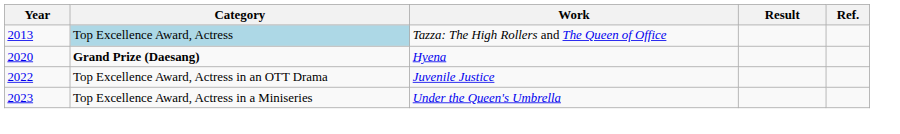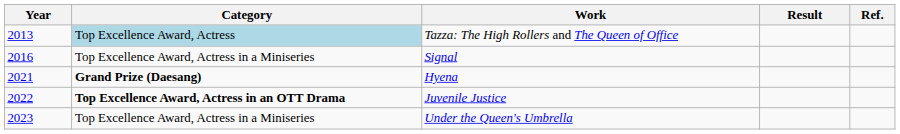+ row: (441, 55)
(20, 55) 2020 -> (20, 76) 2021
(200, 76) normal -> (210, 97) bold
